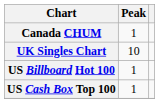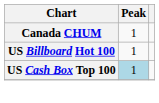- row: (61, 51)
(134, 88) no background -> (134, 70) lightblue background
